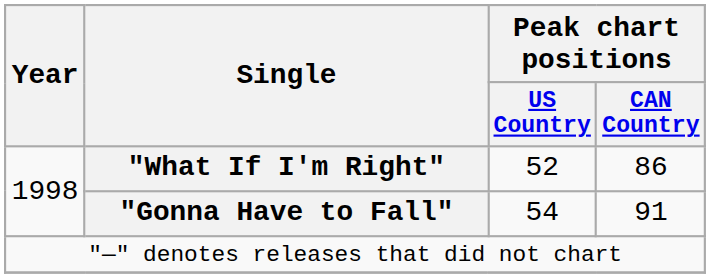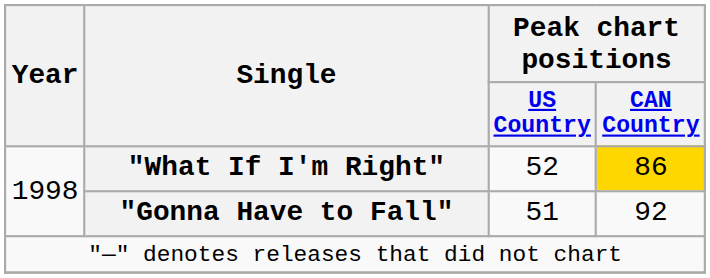(651, 168) no background -> (651, 168) gold background
(542, 213) 54 -> (542, 213) 51
(651, 213) 91 -> (651, 213) 92
